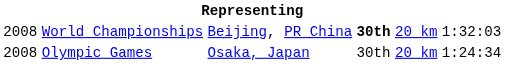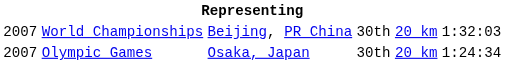(20, 32) 2008 -> (20, 32) 2007
(374, 32) bold -> (374, 32) normal
(20, 53) 2008 -> (20, 53) 2007
